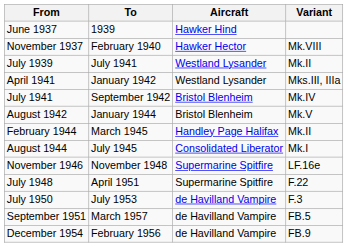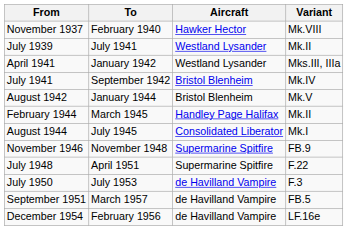- row: (32, 30)
(304, 166) LF.16e -> (299, 149) FB.9
(299, 234) FB.9 -> (304, 217) LF.16e
